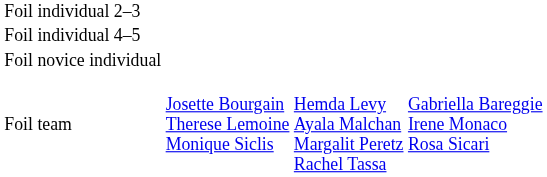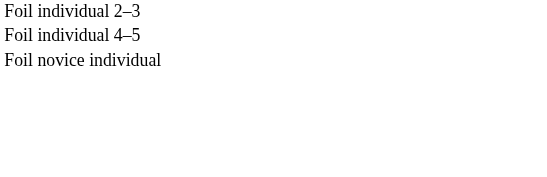- row: (38, 124)
